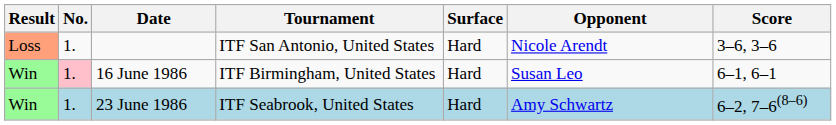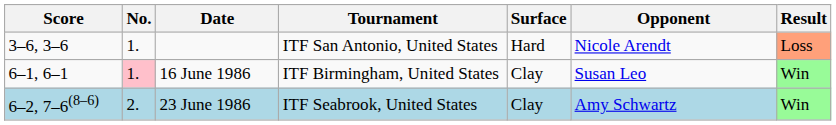columns swapped: (32, 17) <-> (772, 17)
(464, 73) Hard -> (527, 73) Clay
(69, 103) 1. -> (133, 103) 2.
(464, 103) Hard -> (527, 103) Clay
